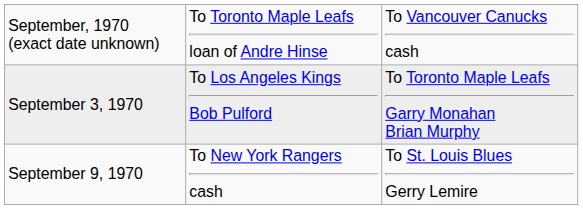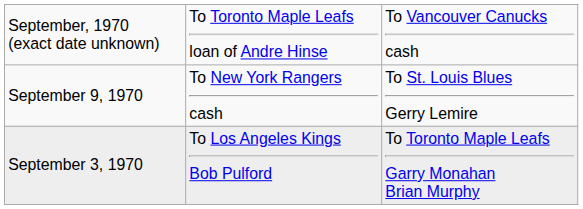rows swapped: (76, 104) <-> (76, 174)
